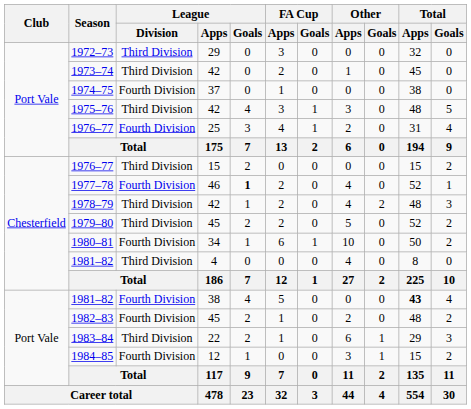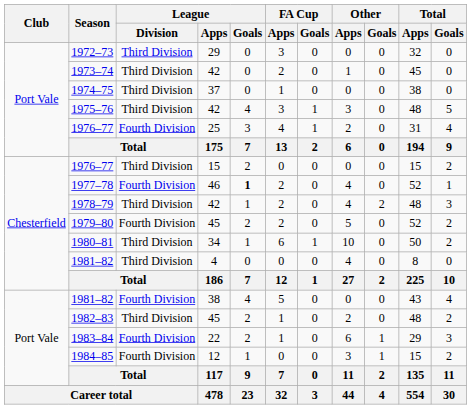(157, 90) Fourth Division -> (157, 90) Third Division
(157, 223) Third Division -> (157, 223) Fourth Division
(157, 242) Fourth Division -> (157, 242) Third Division
(415, 299) bold -> (415, 299) normal
(157, 318) Fourth Division -> (157, 318) Third Division
(157, 337) Third Division -> (157, 337) Fourth Division
